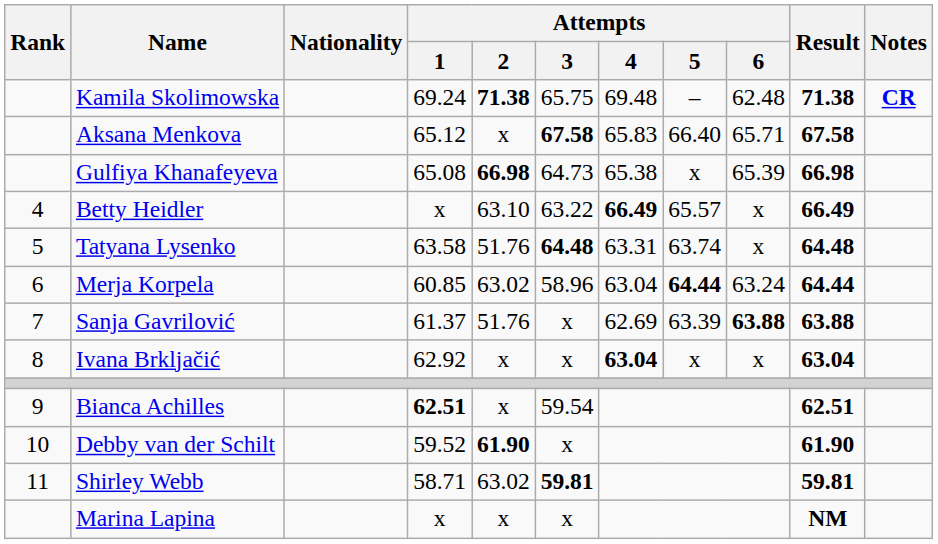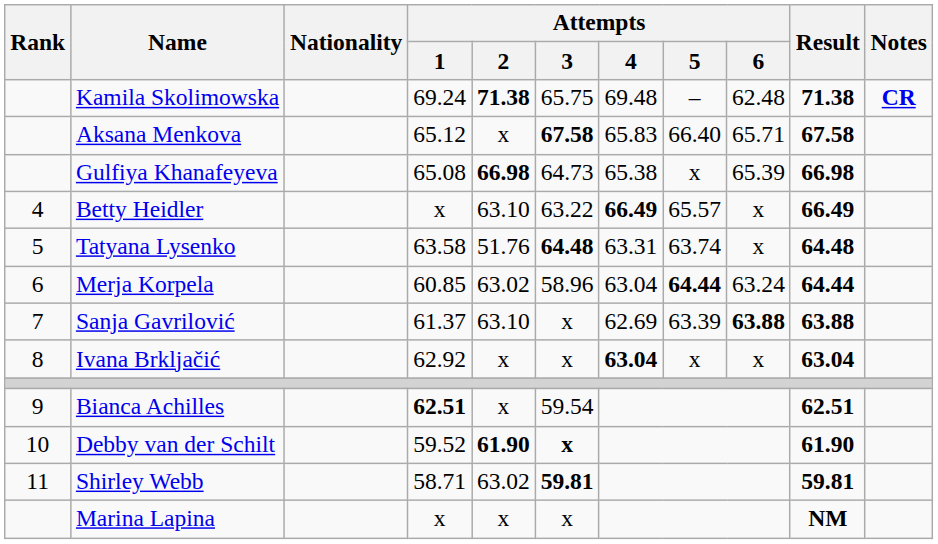(503, 321) 51.76 -> (503, 321) 63.10
(567, 444) normal -> (567, 444) bold
